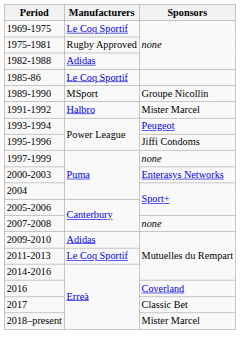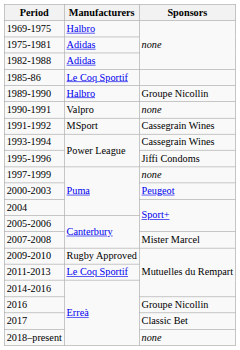(97, 28) Le Coq Sportif -> (81, 28) Halbro
(102, 45) Rugby Approved -> (81, 45) Adidas
(82, 93) MSport -> (81, 93) Halbro
+ row: (29, 110)
(81, 110) Halbro -> (82, 126) MSport
(171, 110) Mister Marcel -> (178, 126) Cassegrain Wines
(158, 126) Peugeot -> (178, 142) Cassegrain Wines
(183, 175) Enterasys Networks -> (158, 191) Peugeot
(152, 223) none -> (171, 239) Mister Marcel
(81, 239) Adidas -> (102, 256) Rugby Approved
(163, 288) Coverland -> (175, 304) Groupe Nicollin
(171, 321) Mister Marcel -> (152, 337) none
